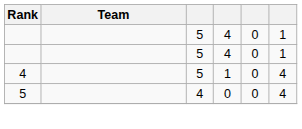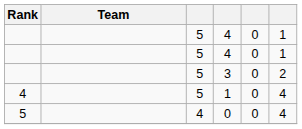+ row: (23, 74)
